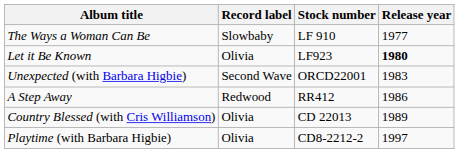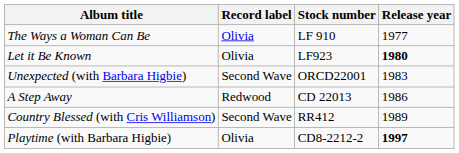(247, 35) Slowbaby -> (238, 35) Olivia
(316, 96) RR412 -> (325, 96) CD 22013
(238, 117) Olivia -> (257, 117) Second Wave
(325, 117) CD 22013 -> (316, 117) RR412
(395, 138) normal -> (395, 138) bold
